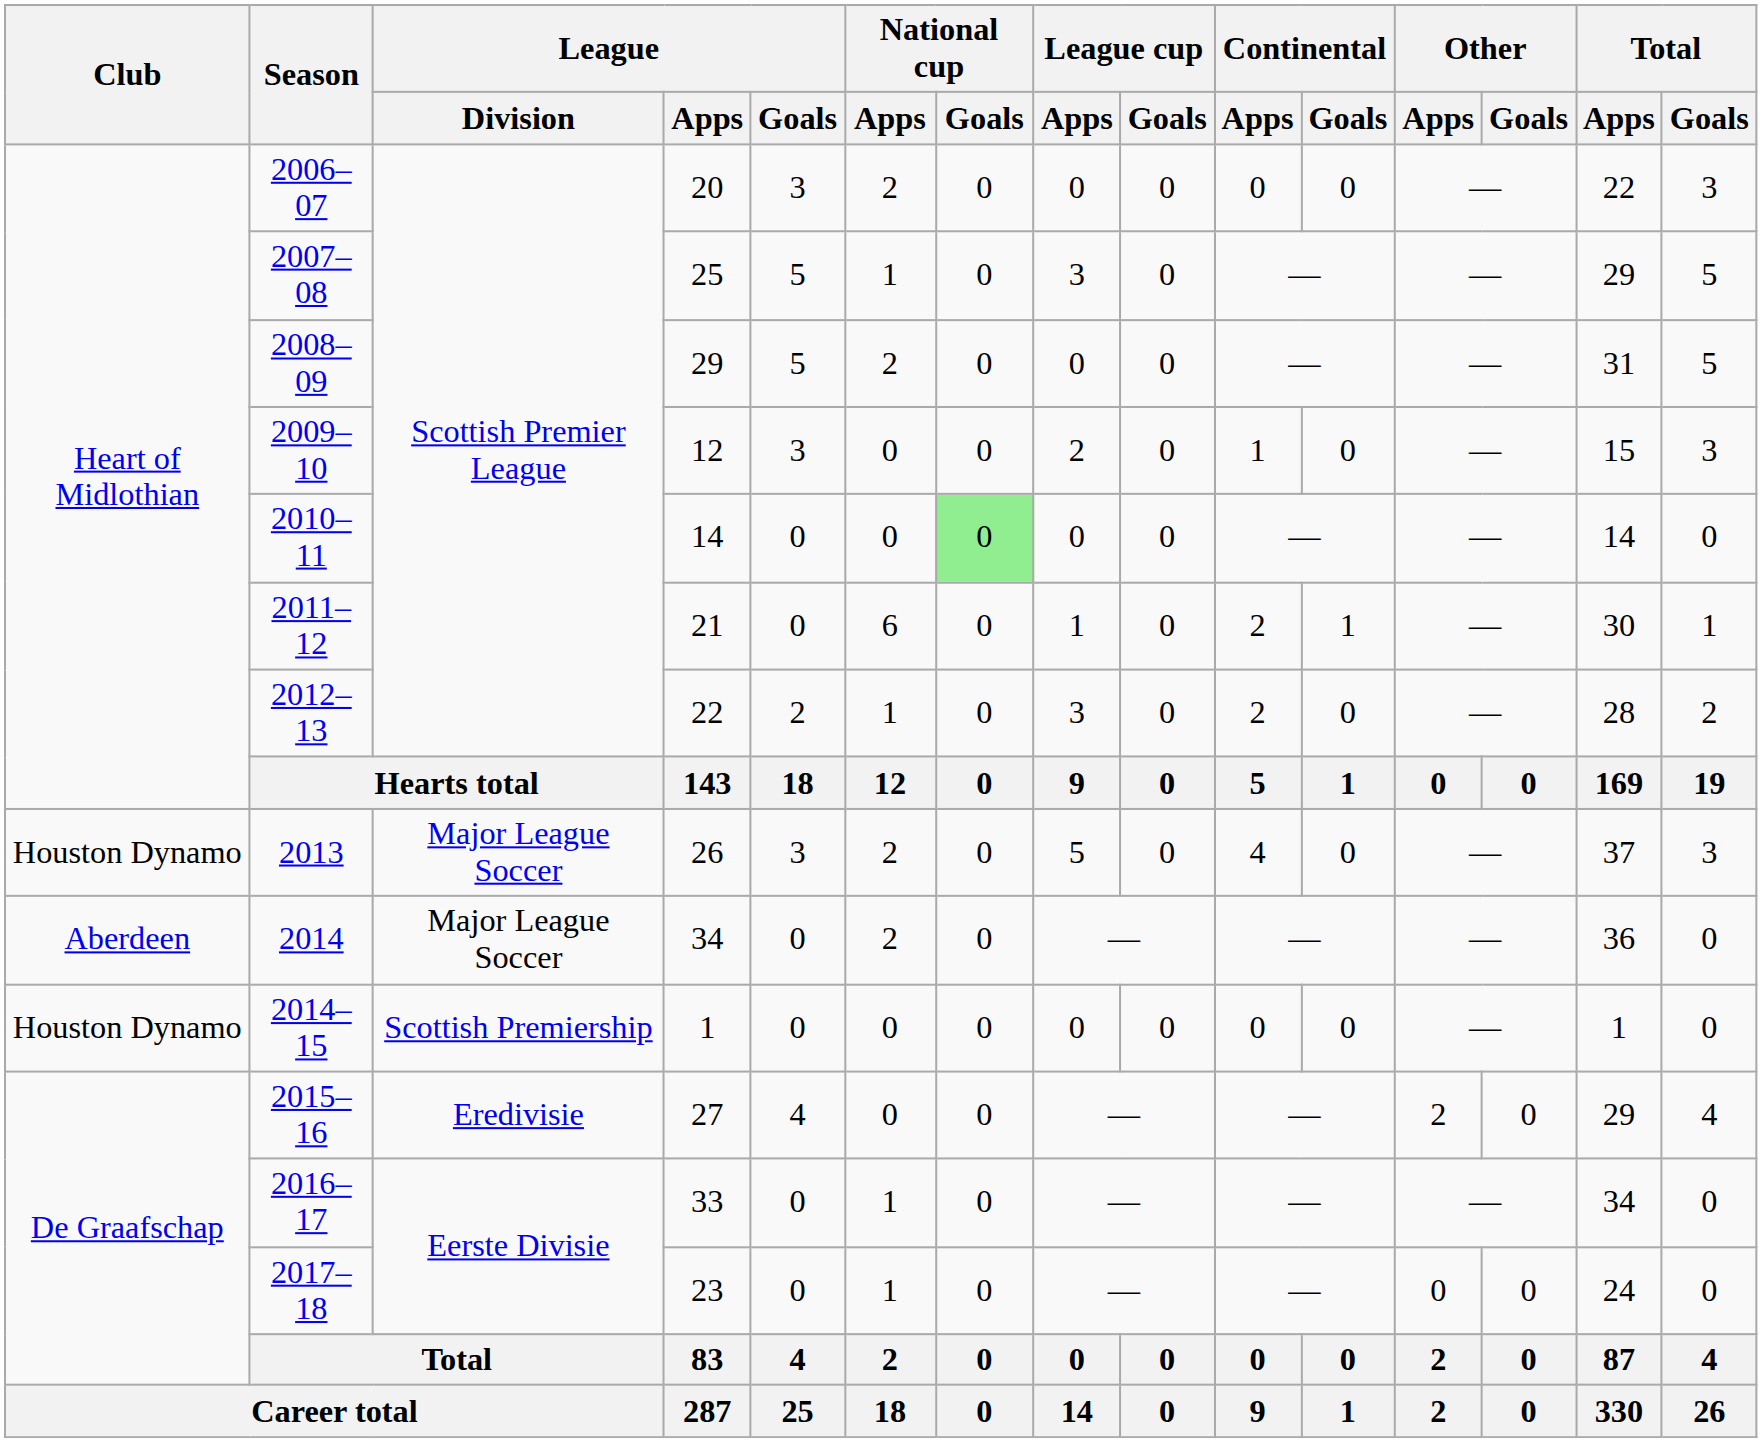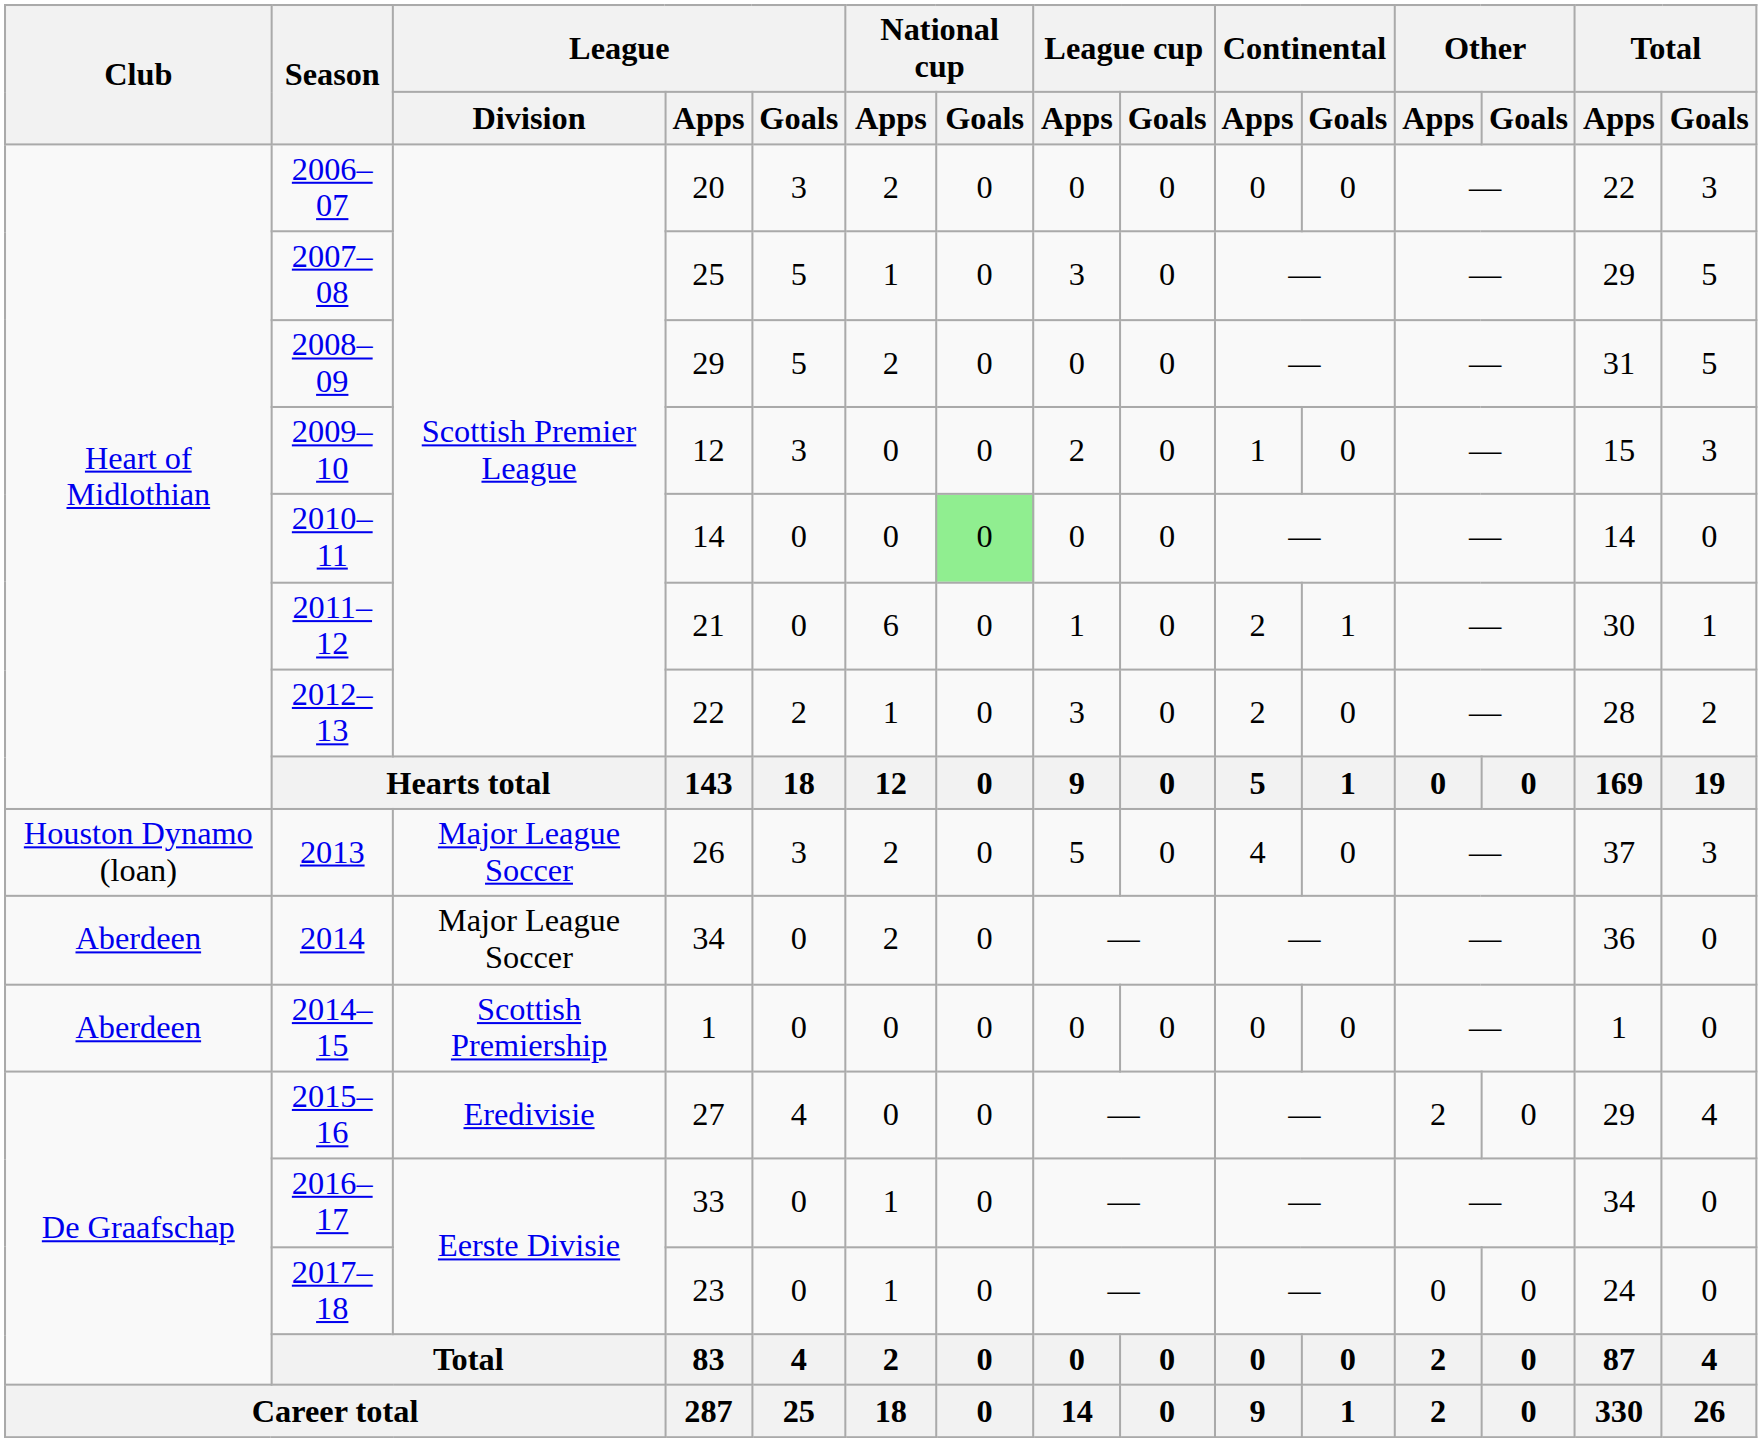(127, 851) Houston Dynamo -> (138, 851) Houston Dynamo (loan)
(127, 1026) Houston Dynamo -> (138, 1026) Aberdeen
